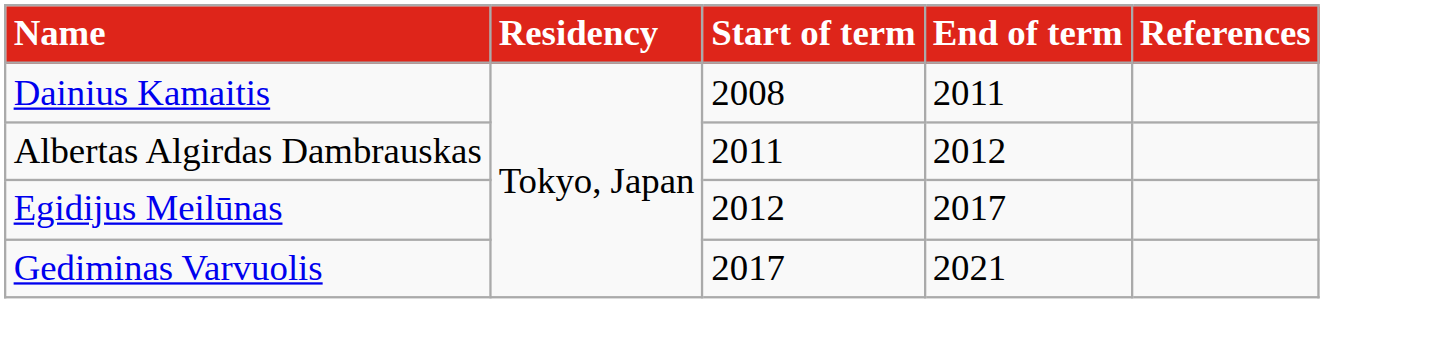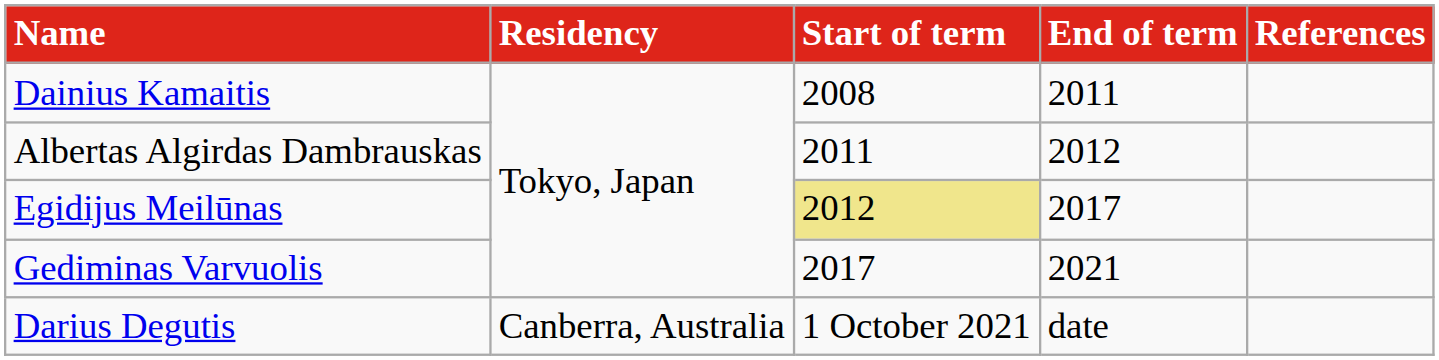(748, 208) no background -> (839, 208) khaki background
+ row: (125, 325)
